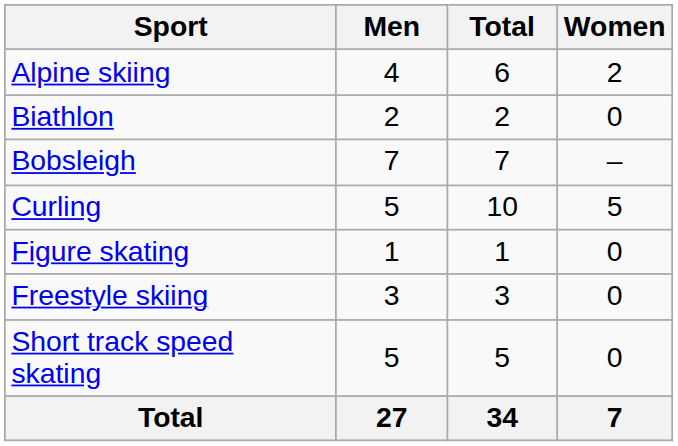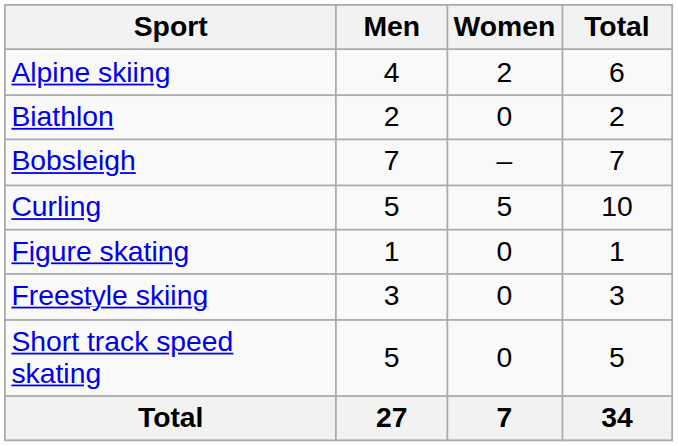columns swapped: (615, 26) <-> (502, 26)
